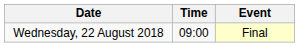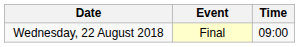columns swapped: (194, 13) <-> (255, 13)
